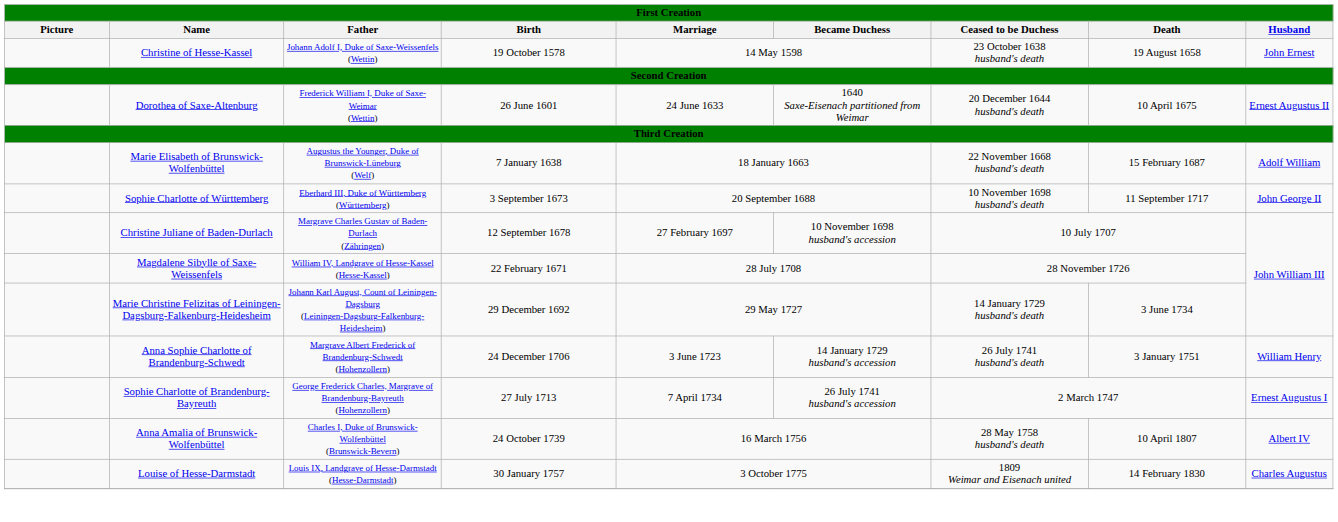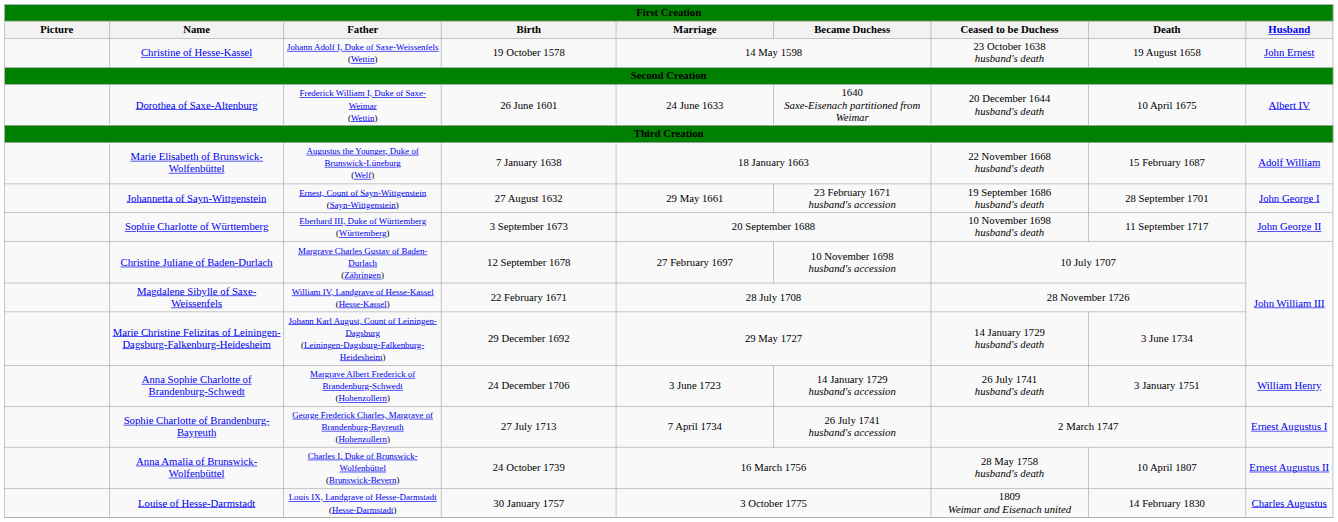(1289, 105) Ernest Augustus II -> (1289, 105) Albert IV
+ row: (197, 198)
(1289, 439) Albert IV -> (1289, 468) Ernest Augustus II
